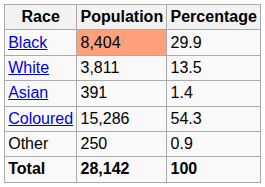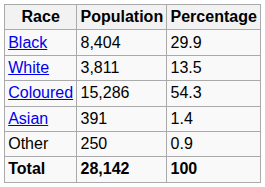(101, 42) lightsalmon background -> (101, 42) no background
rows swapped: (41, 118) <-> (28, 93)
